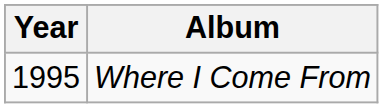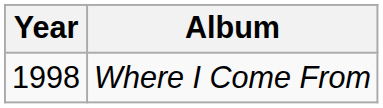(46, 77) 1995 -> (46, 77) 1998
